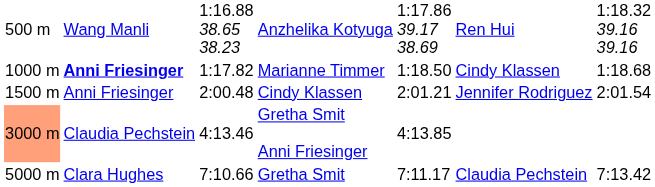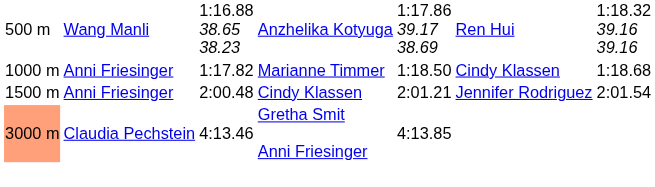(123, 70) bold -> (118, 70) normal
- row: (301, 174)
